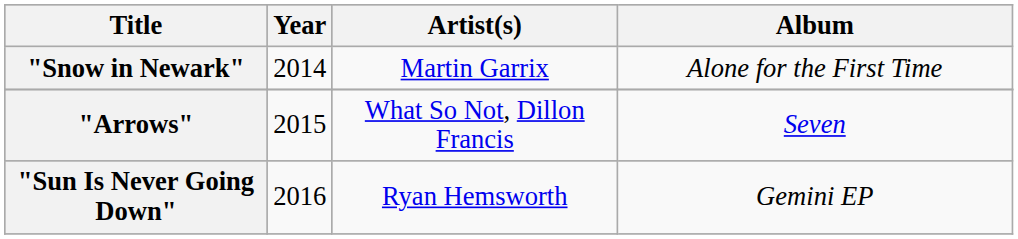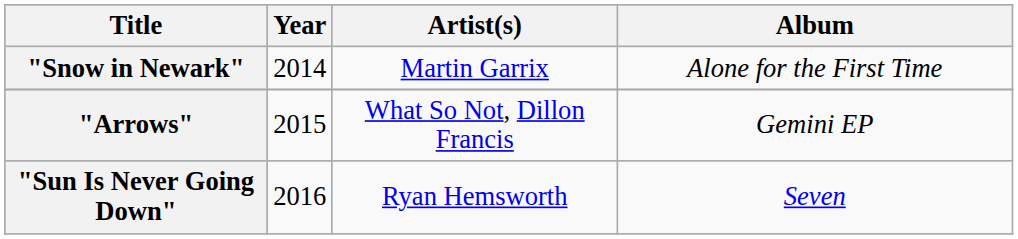(815, 124) Seven -> (815, 124) Gemini EP
(815, 196) Gemini EP -> (815, 196) Seven
